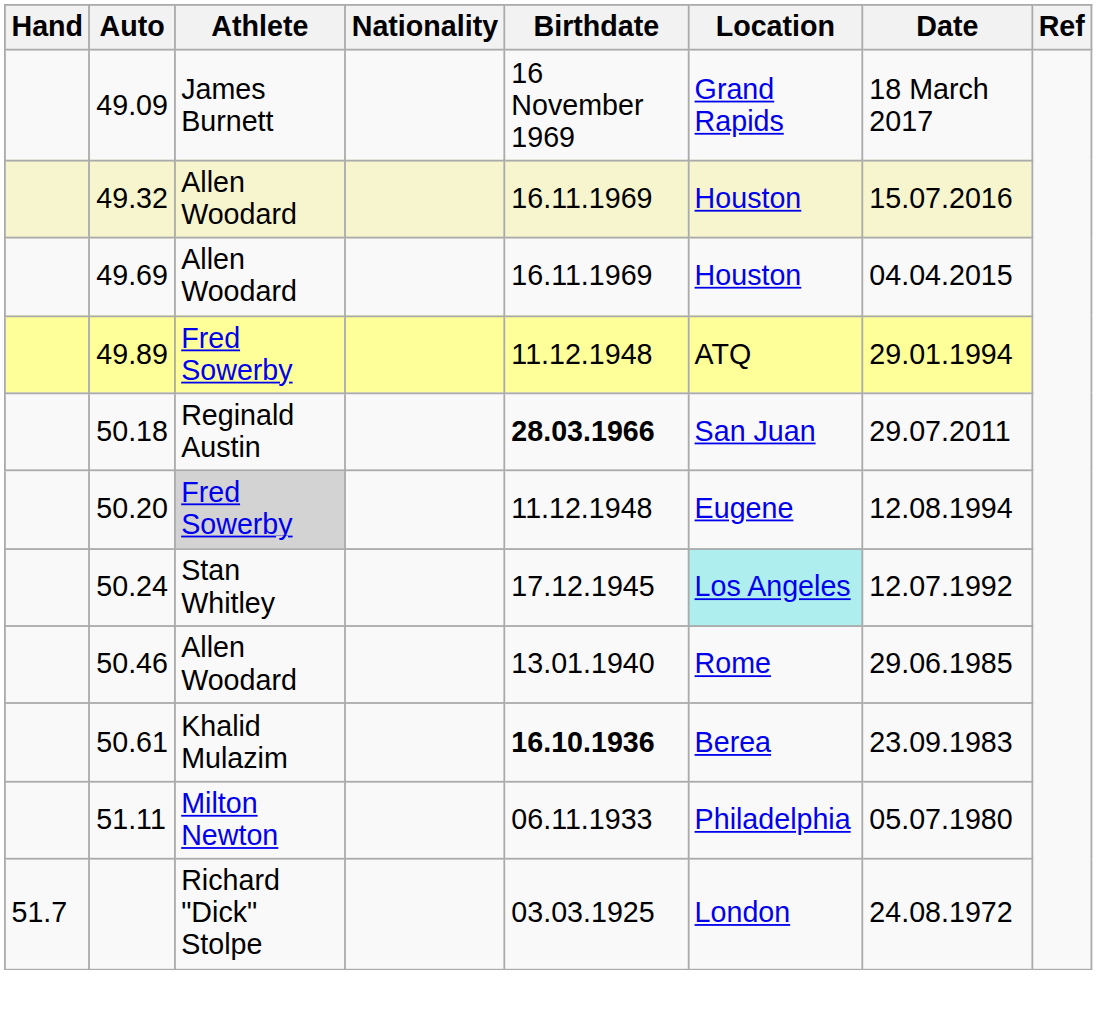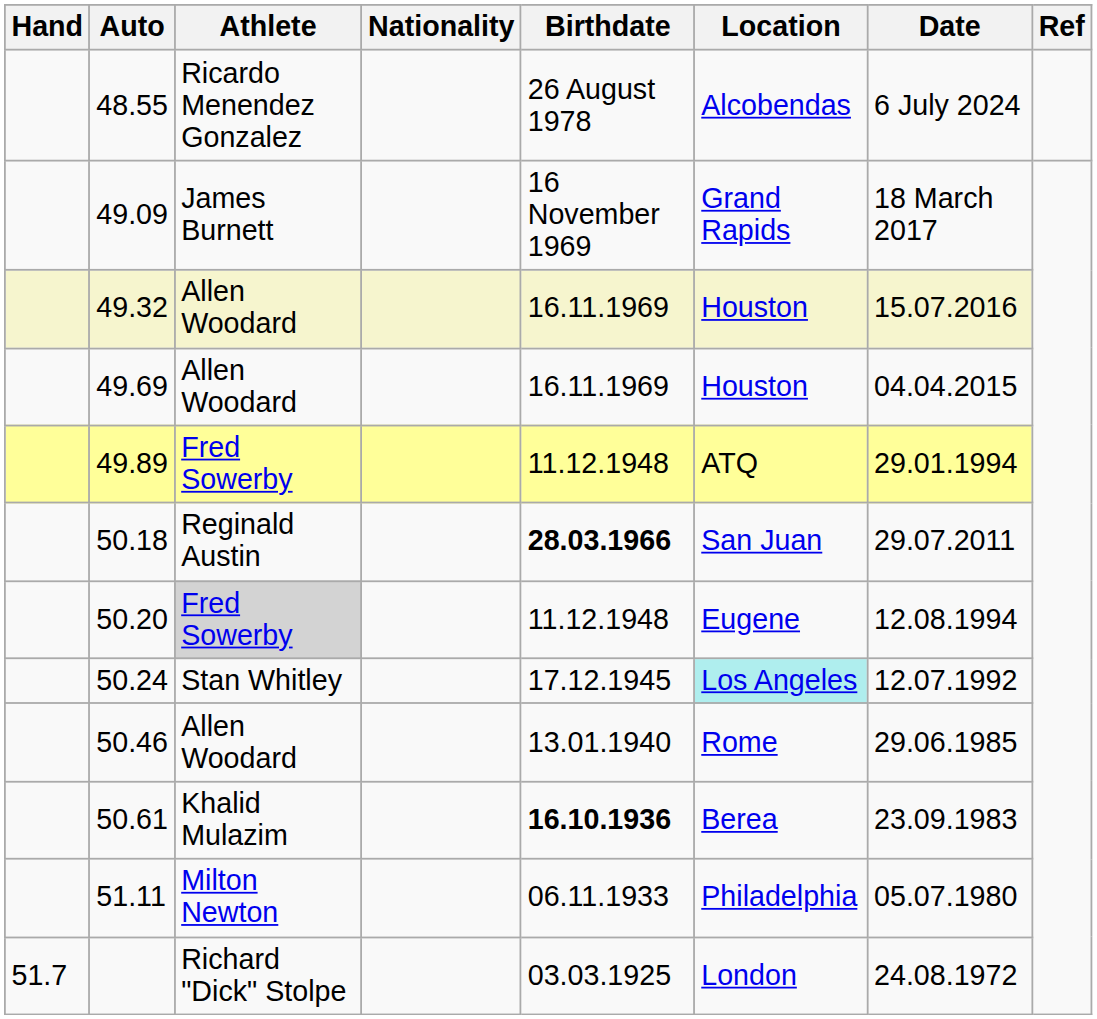+ row: (132, 104)
